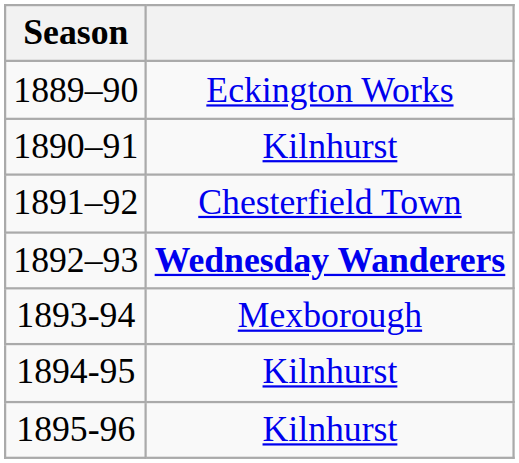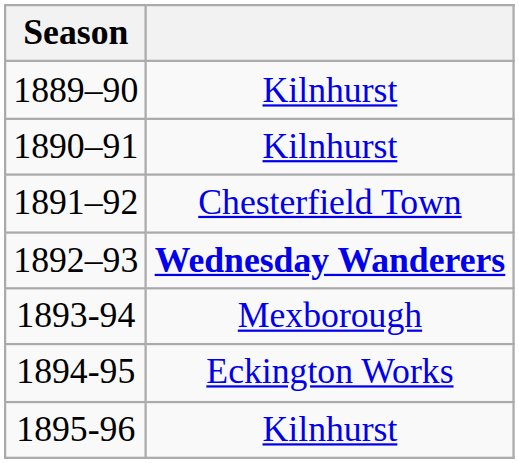(330, 89) Eckington Works -> (330, 89) Kilnhurst
(330, 372) Kilnhurst -> (330, 372) Eckington Works
